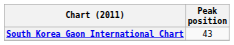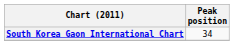(207, 34) 43 -> (207, 34) 34
